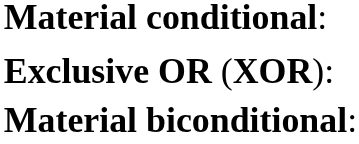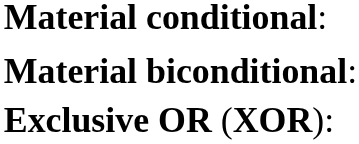rows swapped: (180, 120) <-> (169, 71)
